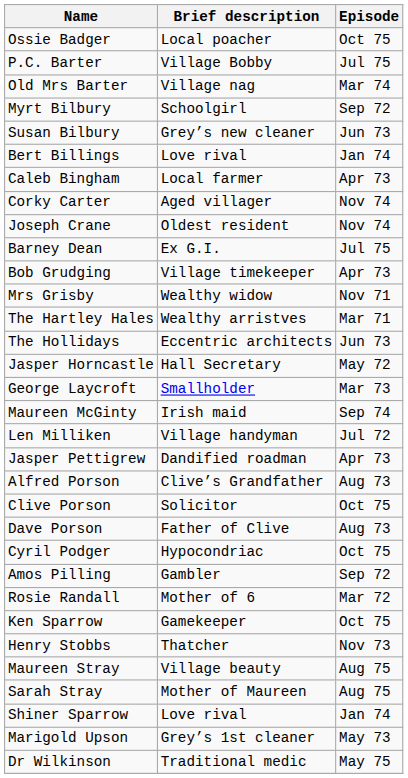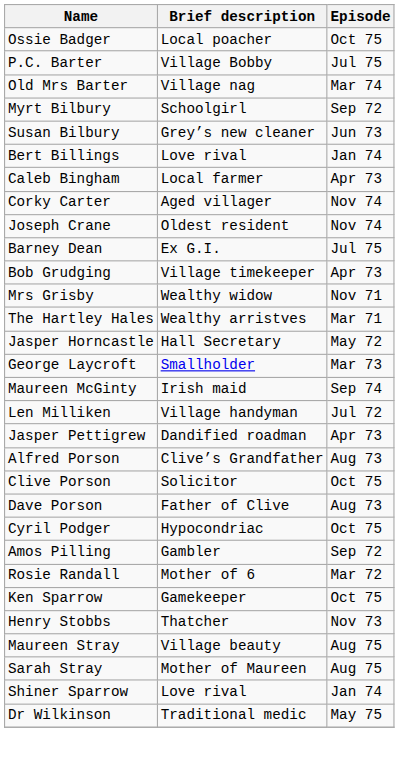- row: (64, 342)
- row: (68, 739)
